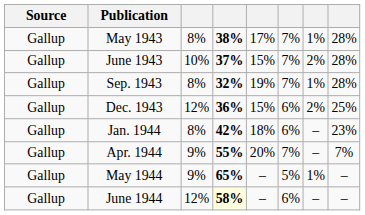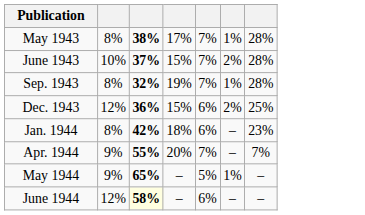- column: (46, 16)
